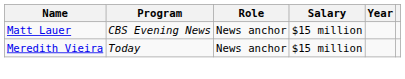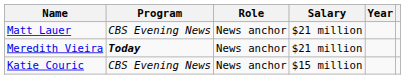(327, 30) $15 million -> (327, 30) $21 million
(124, 48) normal -> (124, 48) bold
(327, 48) $15 million -> (327, 48) $21 million
+ row: (45, 65)
